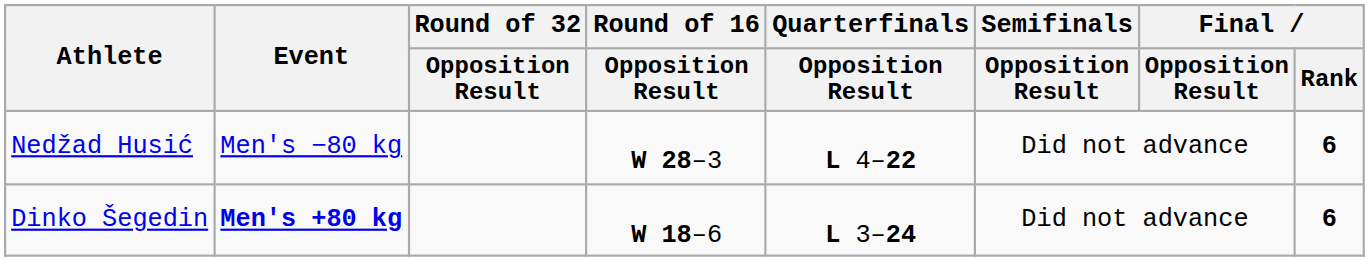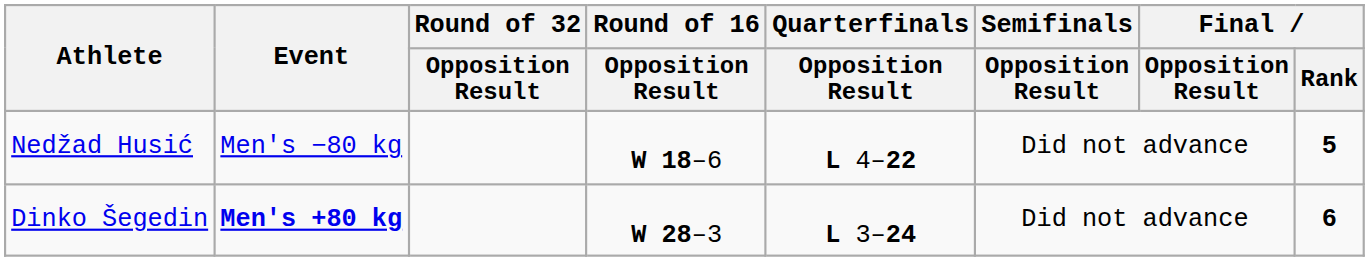(677, 162) W 28–3 -> (677, 162) W 18–6
(1329, 147) 6 -> (1329, 147) 5
(677, 235) W 18–6 -> (677, 235) W 28–3
